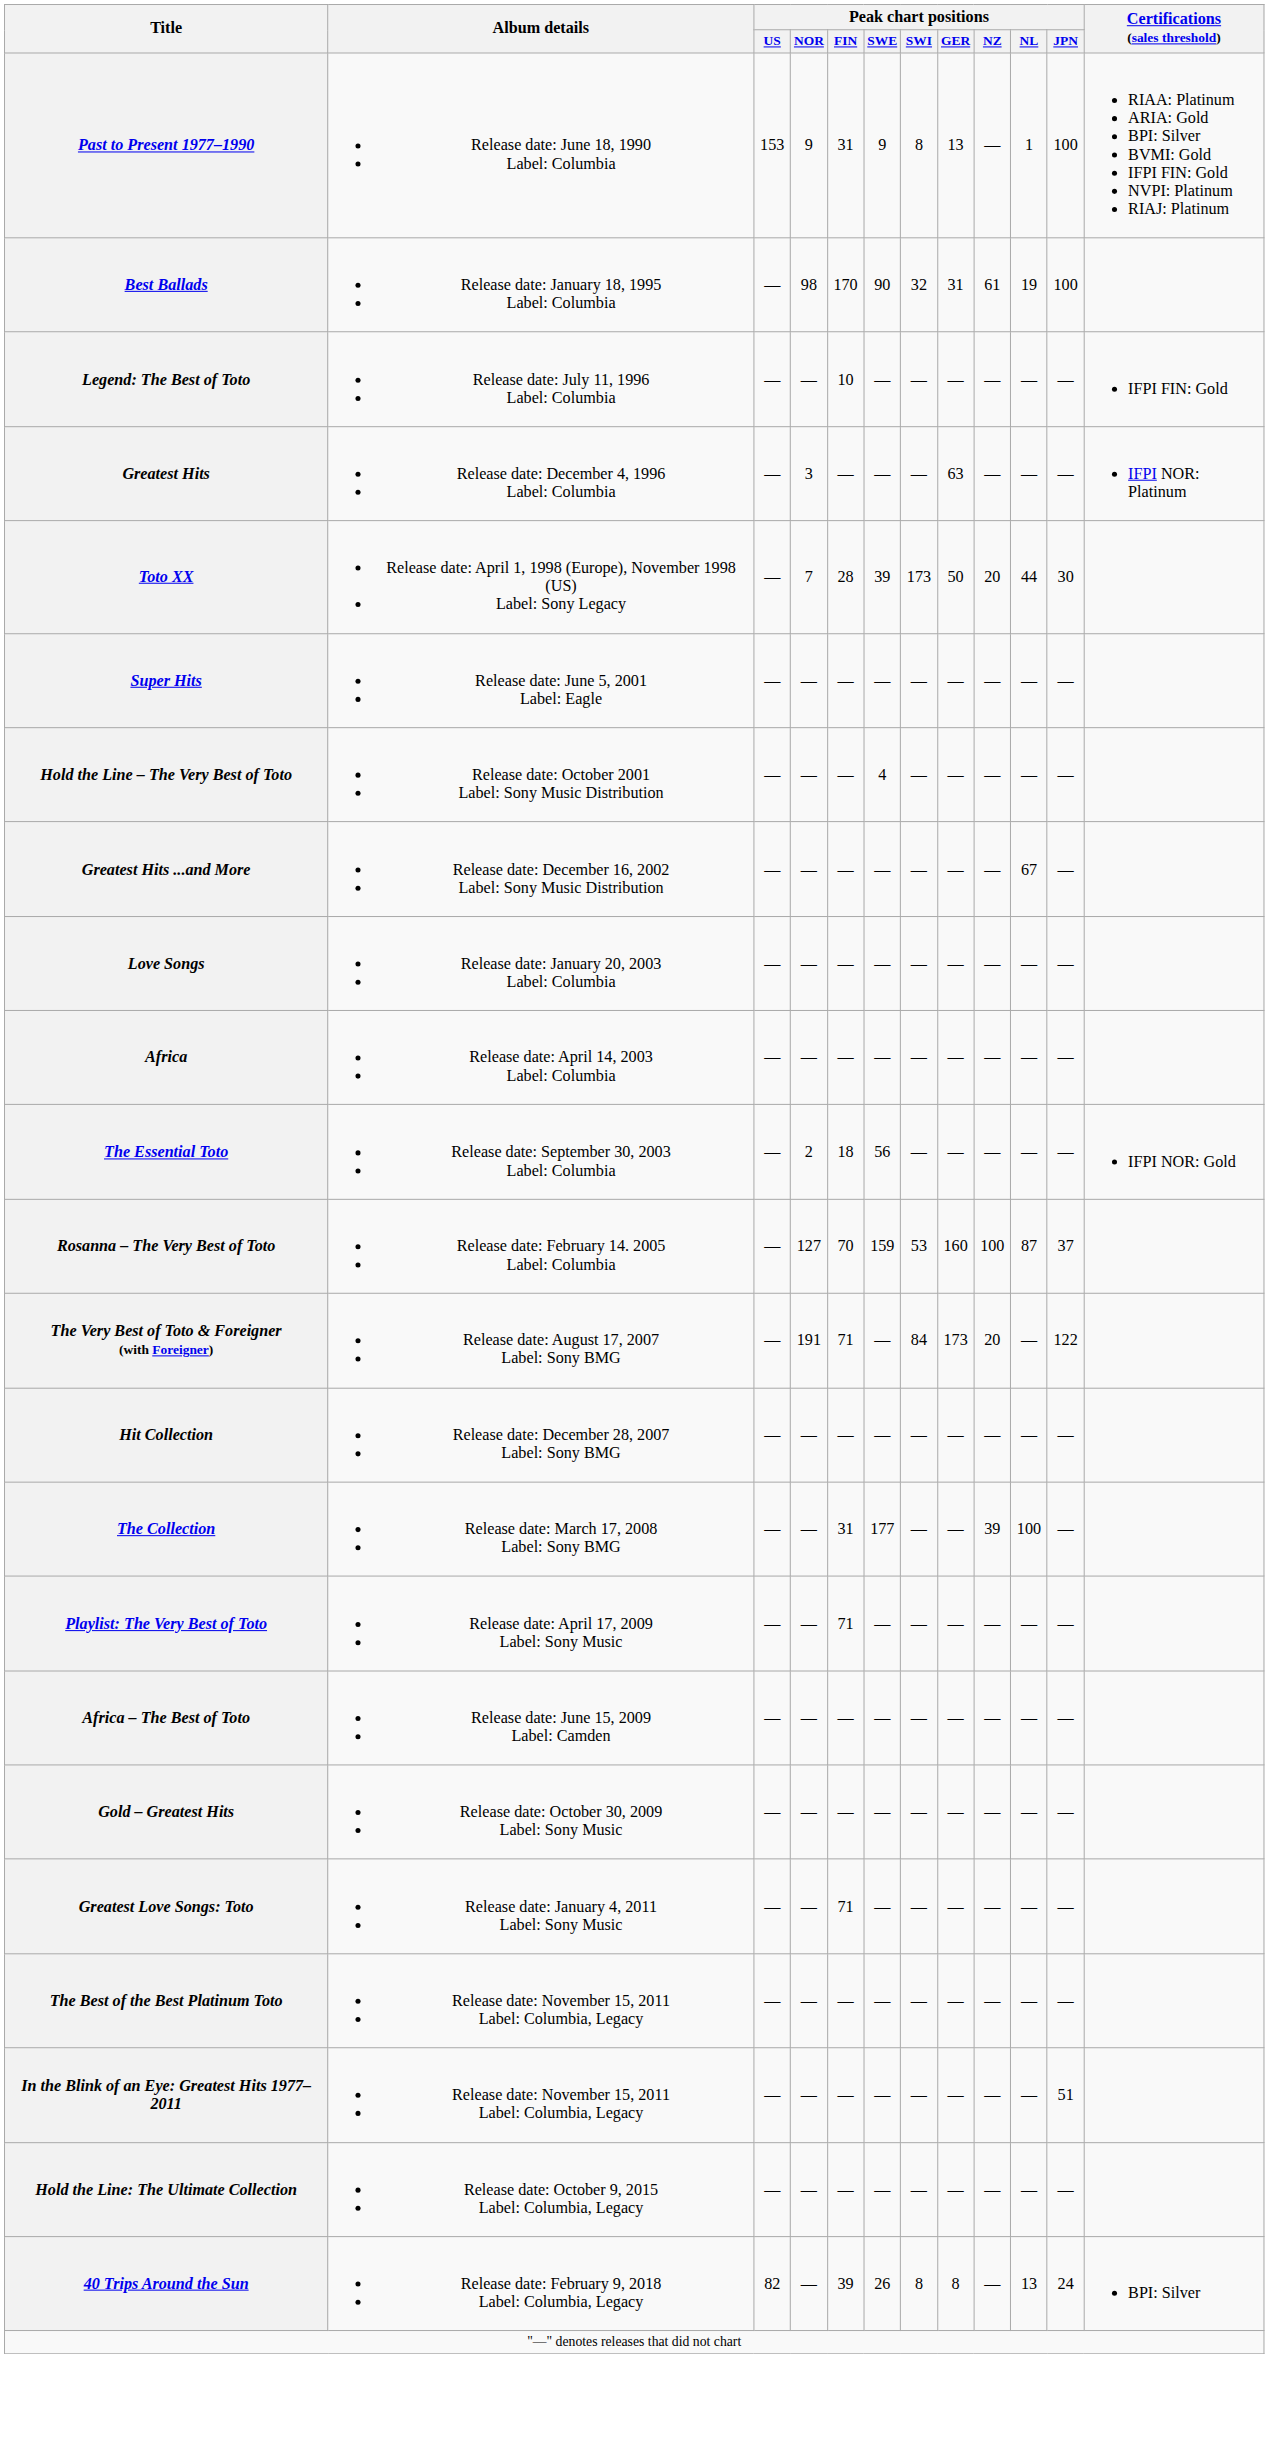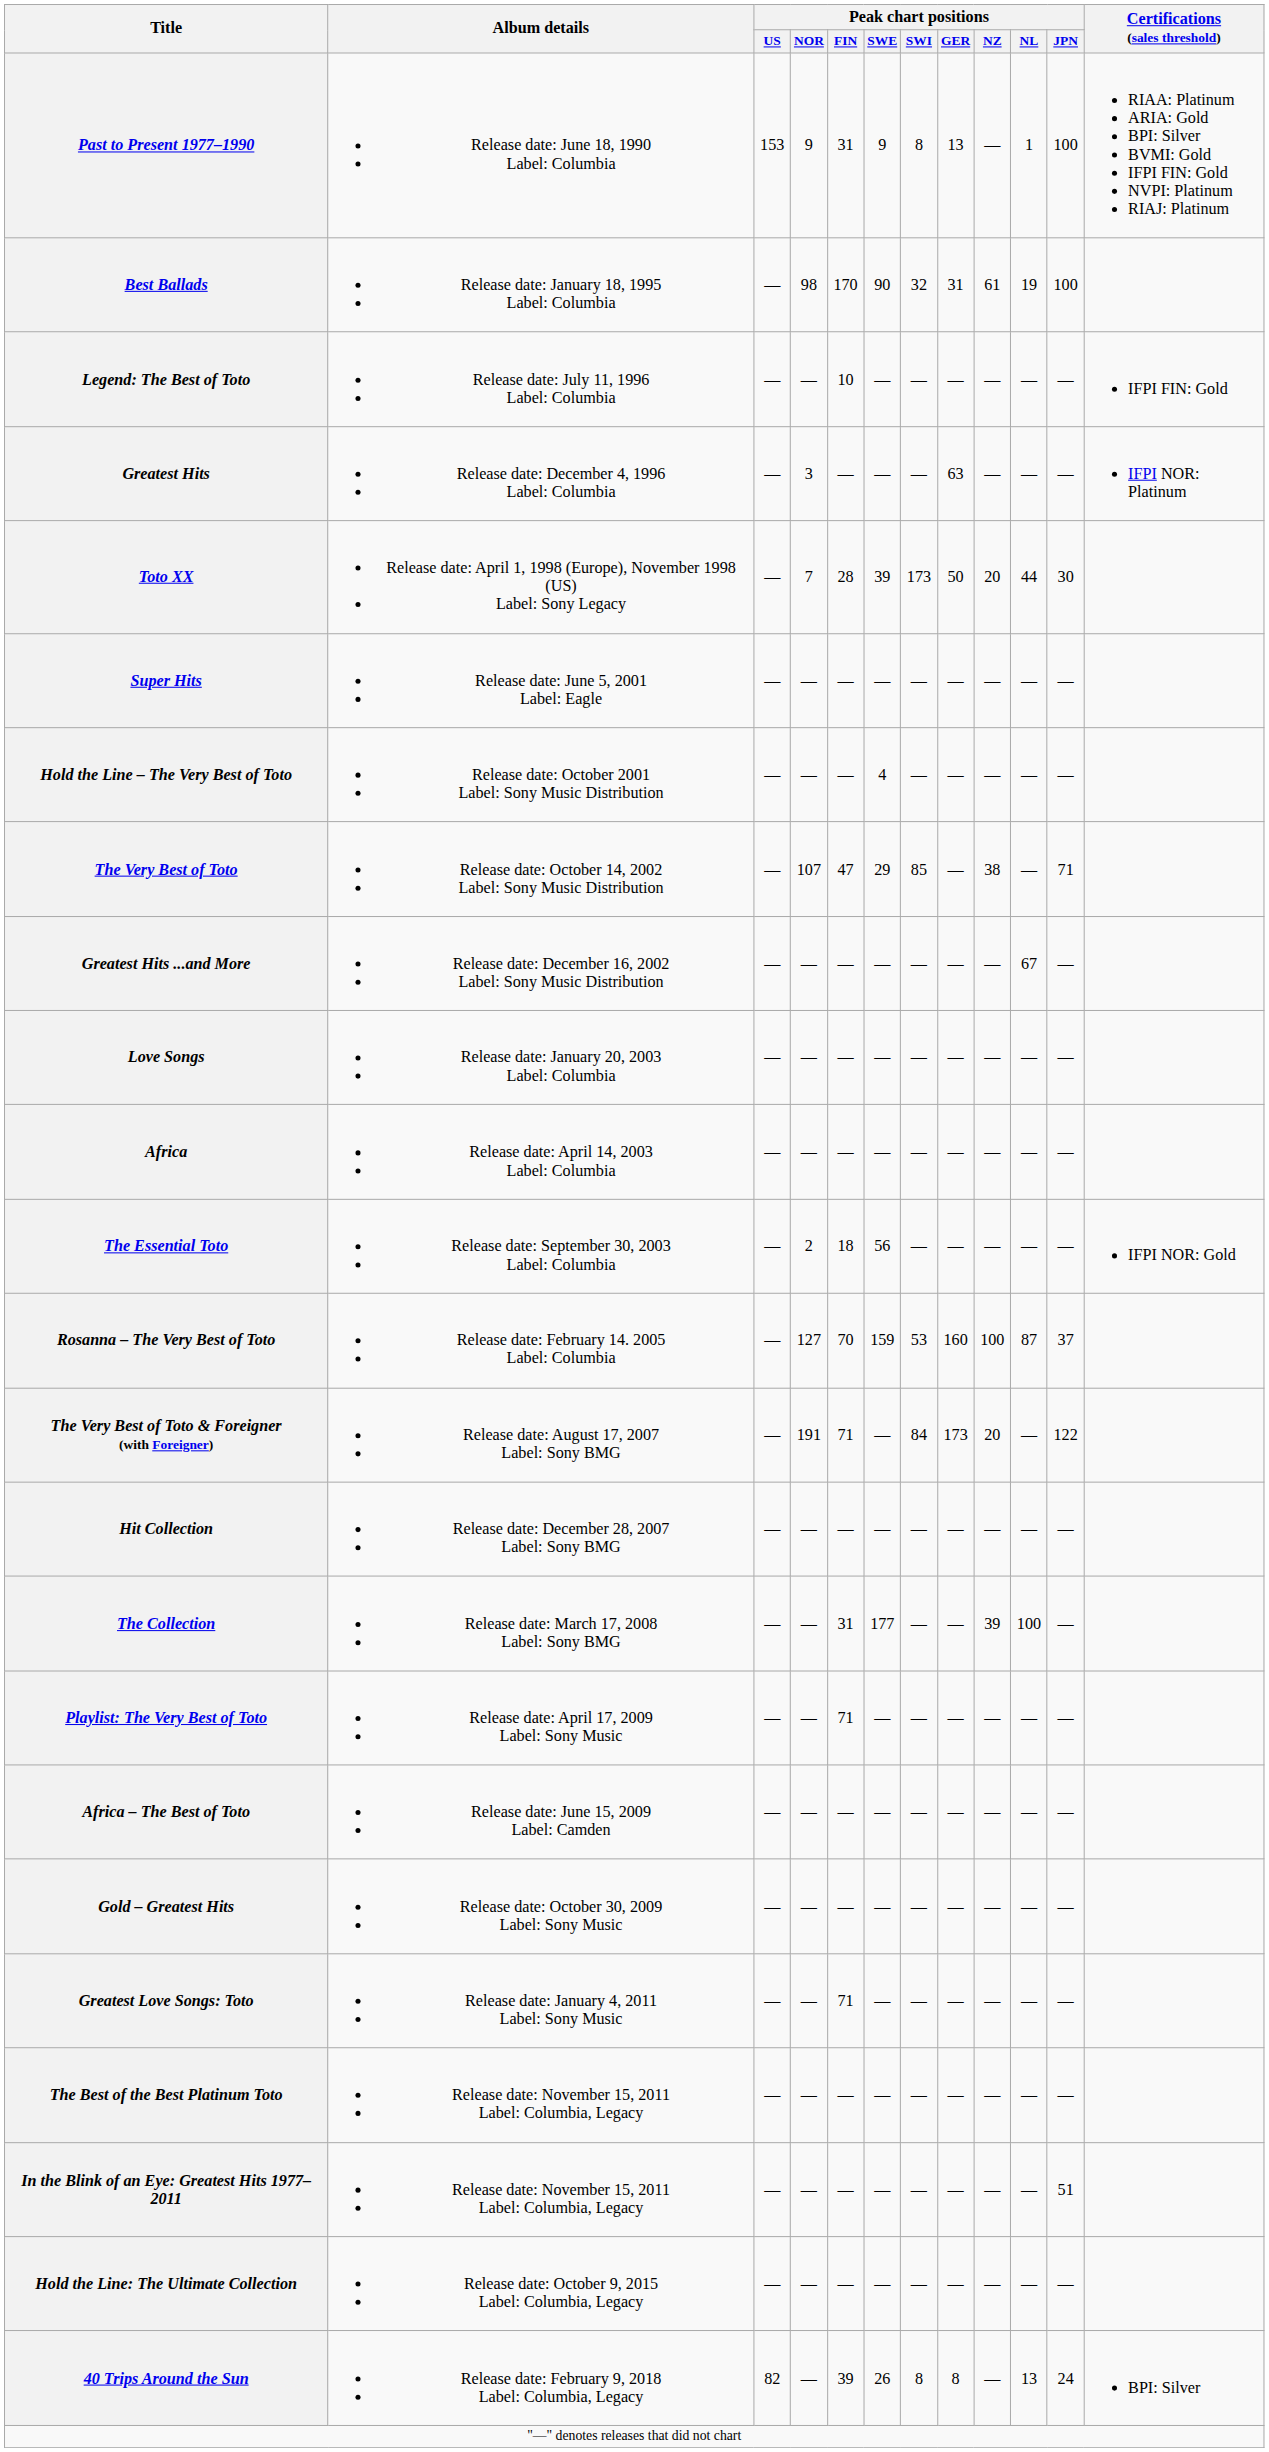+ row: (166, 869)
